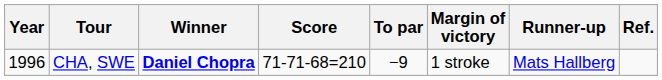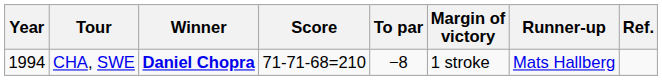(27, 63) 1996 -> (27, 63) 1994
(398, 63) −9 -> (398, 63) −8
